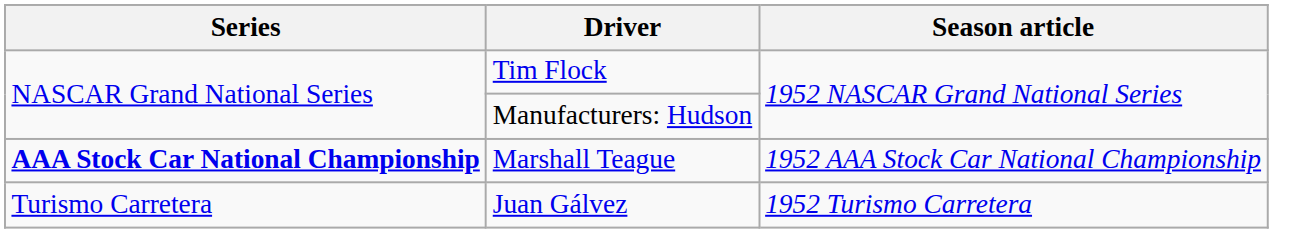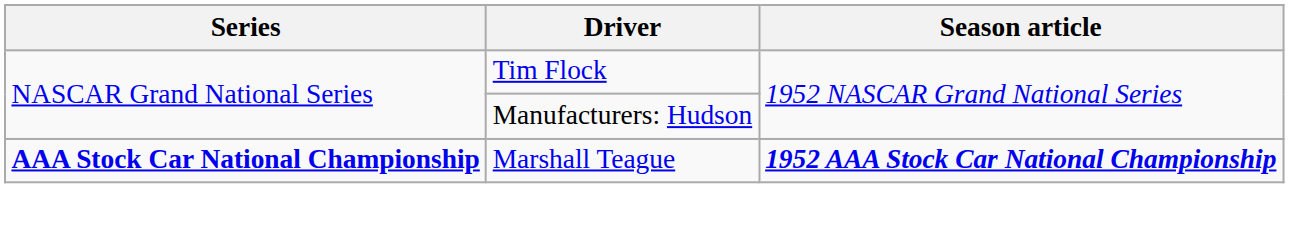(1013, 159) normal -> (1021, 159) bold
- row: (560, 204)
